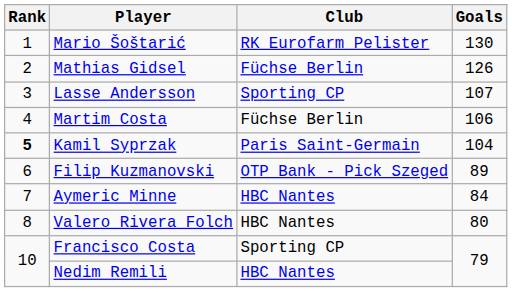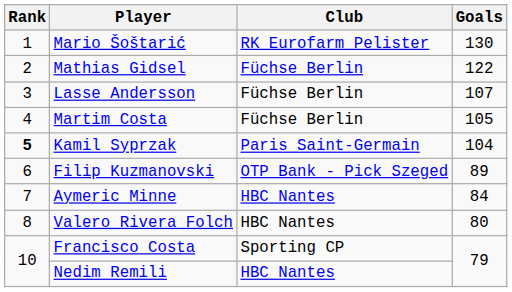(479, 69) 126 -> (479, 69) 122
(292, 94) Sporting CP -> (302, 94) Füchse Berlin
(479, 120) 106 -> (479, 120) 105
